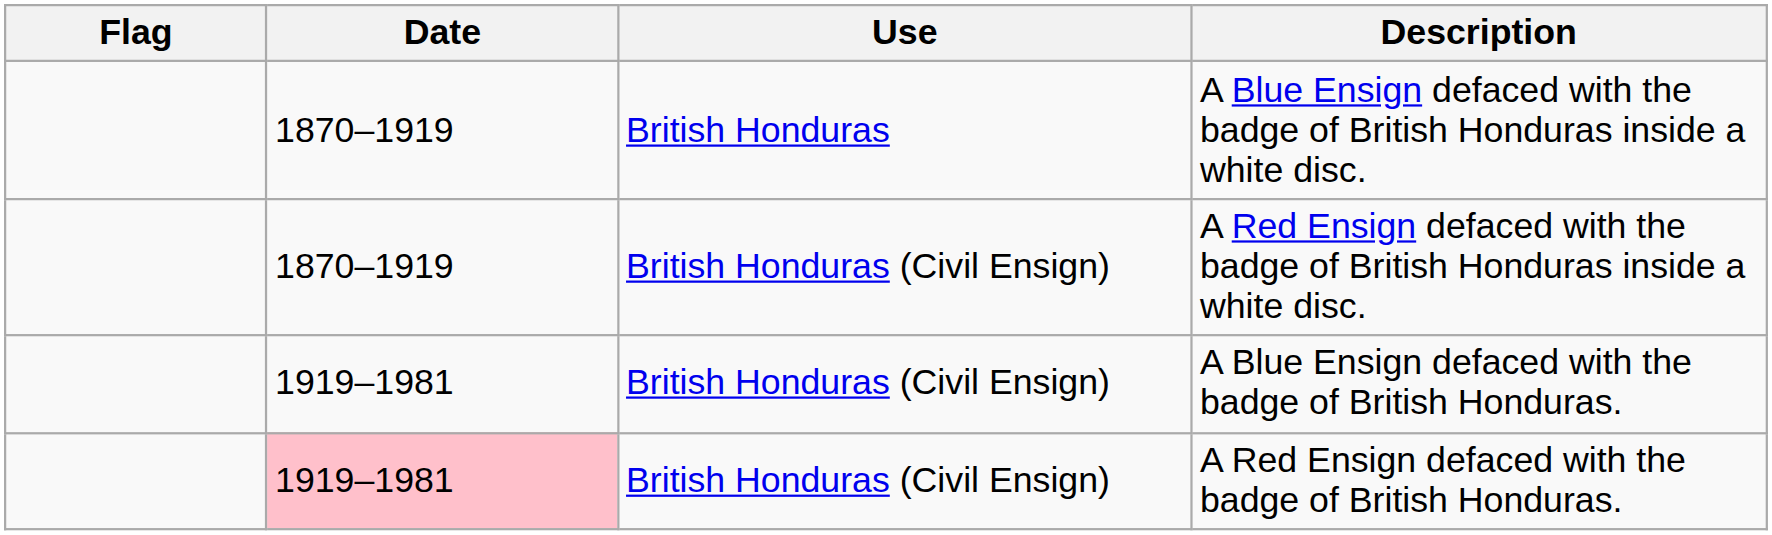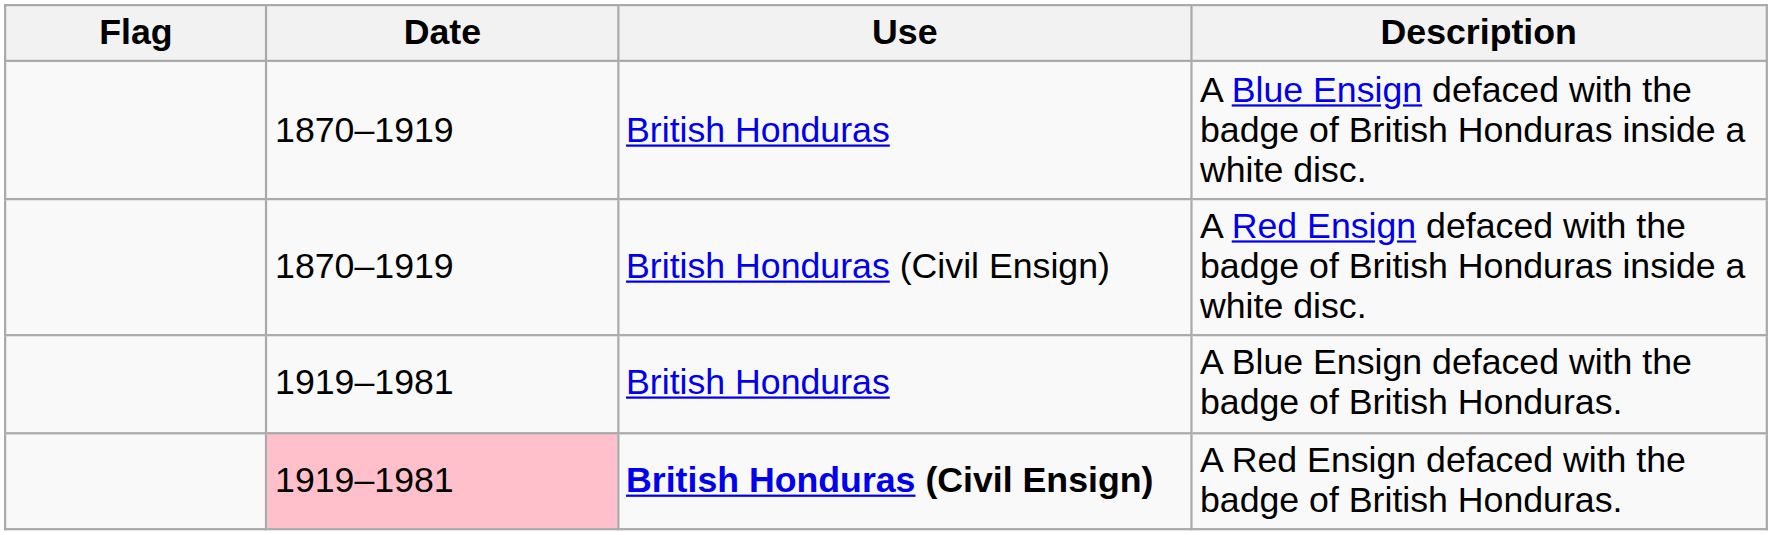(868, 383) British Honduras (Civil Ensign) -> (758, 383) British Honduras
(868, 479) normal -> (890, 479) bold
